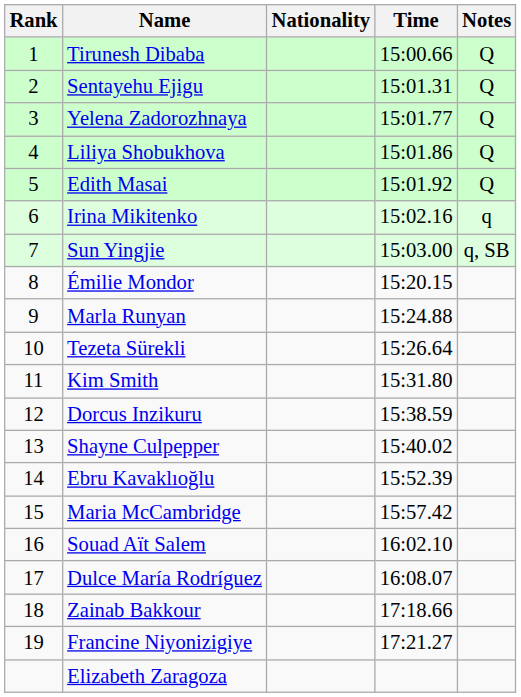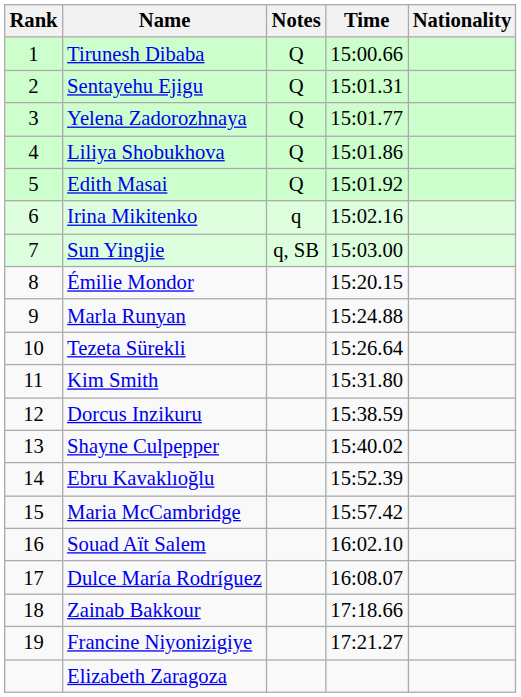columns swapped: (321, 20) <-> (487, 20)
